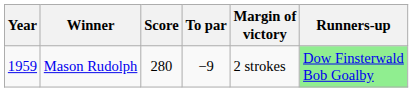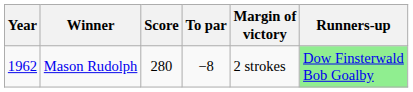(22, 66) 1959 -> (22, 66) 1962
(206, 66) −9 -> (206, 66) −8
